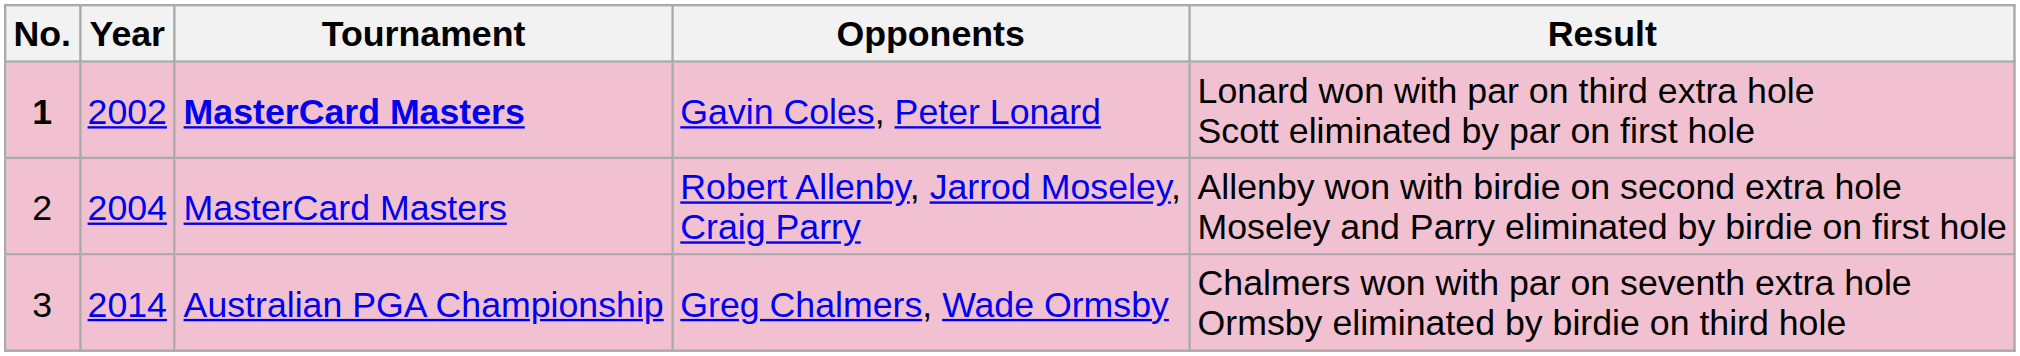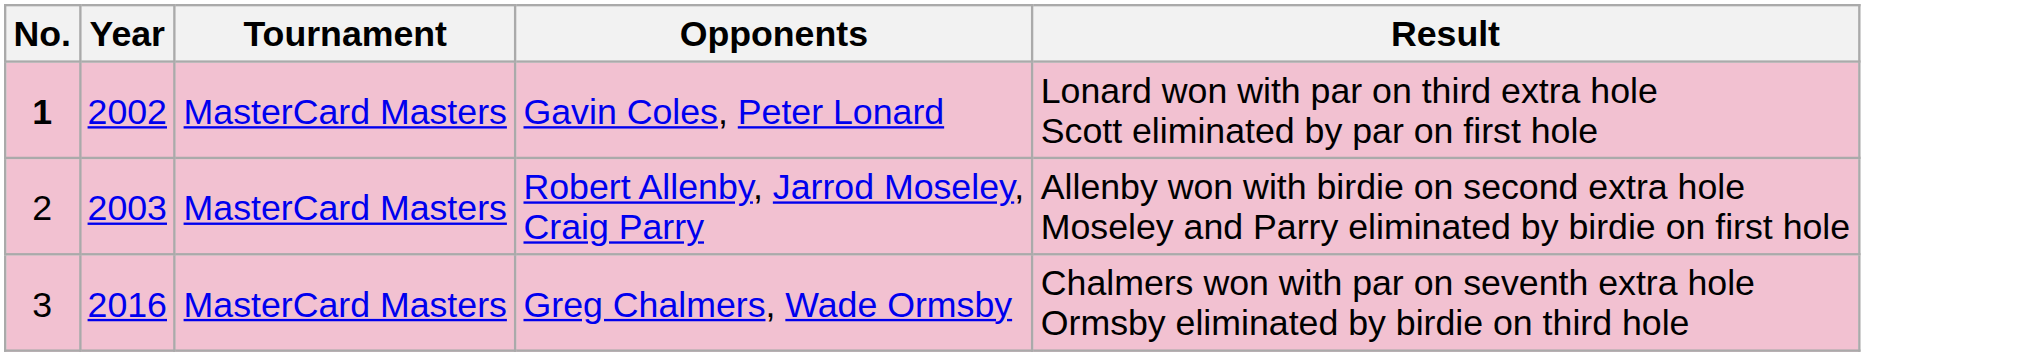(354, 110) bold -> (345, 110) normal
(127, 207) 2004 -> (127, 207) 2003
(127, 303) 2014 -> (127, 303) 2016
(424, 303) Australian PGA Championship -> (345, 303) MasterCard Masters
